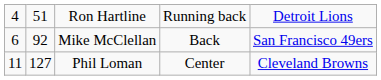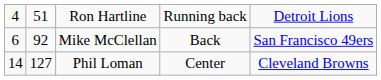(15, 63) 11 -> (15, 63) 14
